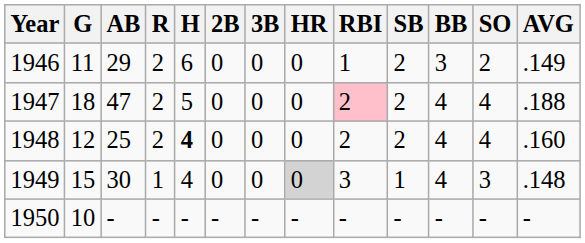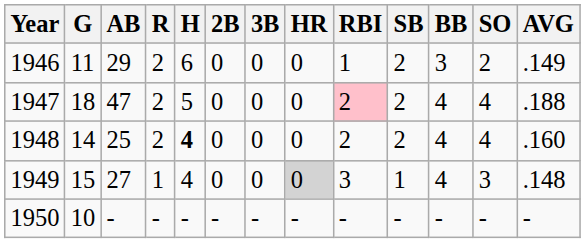(83, 140) 12 -> (83, 140) 14
(119, 179) 30 -> (119, 179) 27
